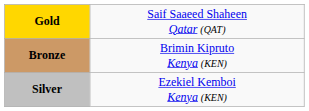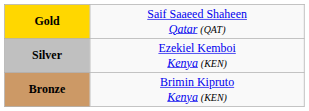rows swapped: (47, 89) <-> (47, 55)
